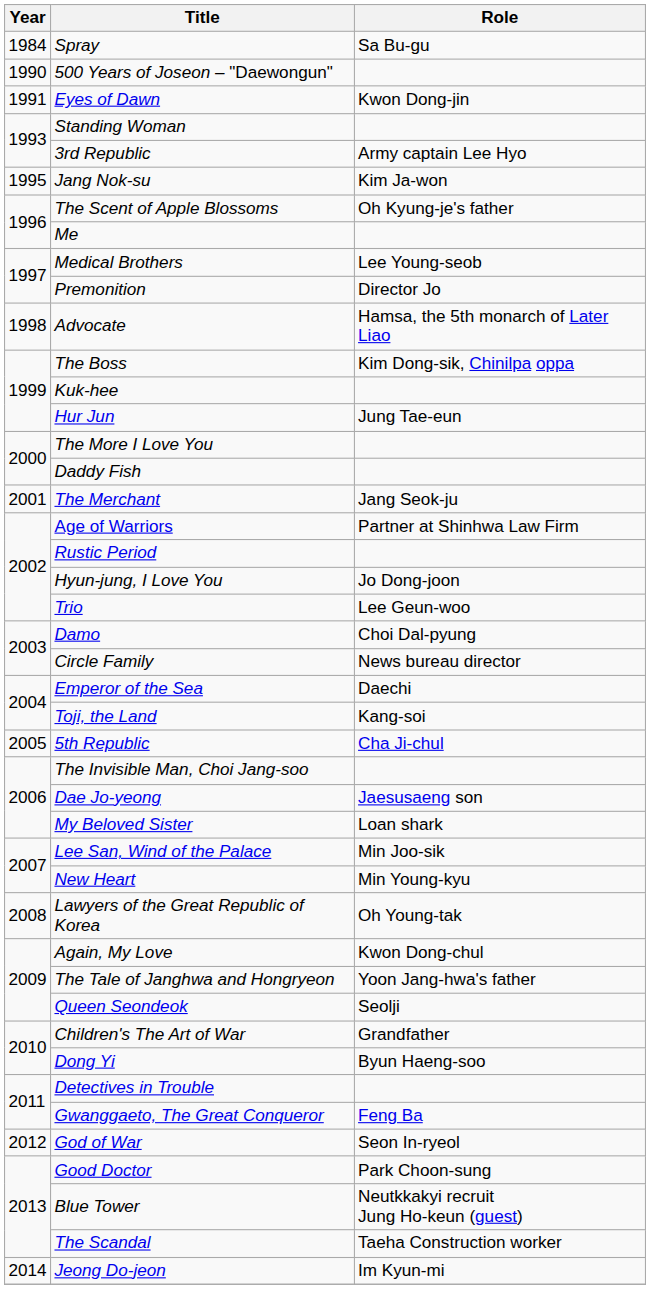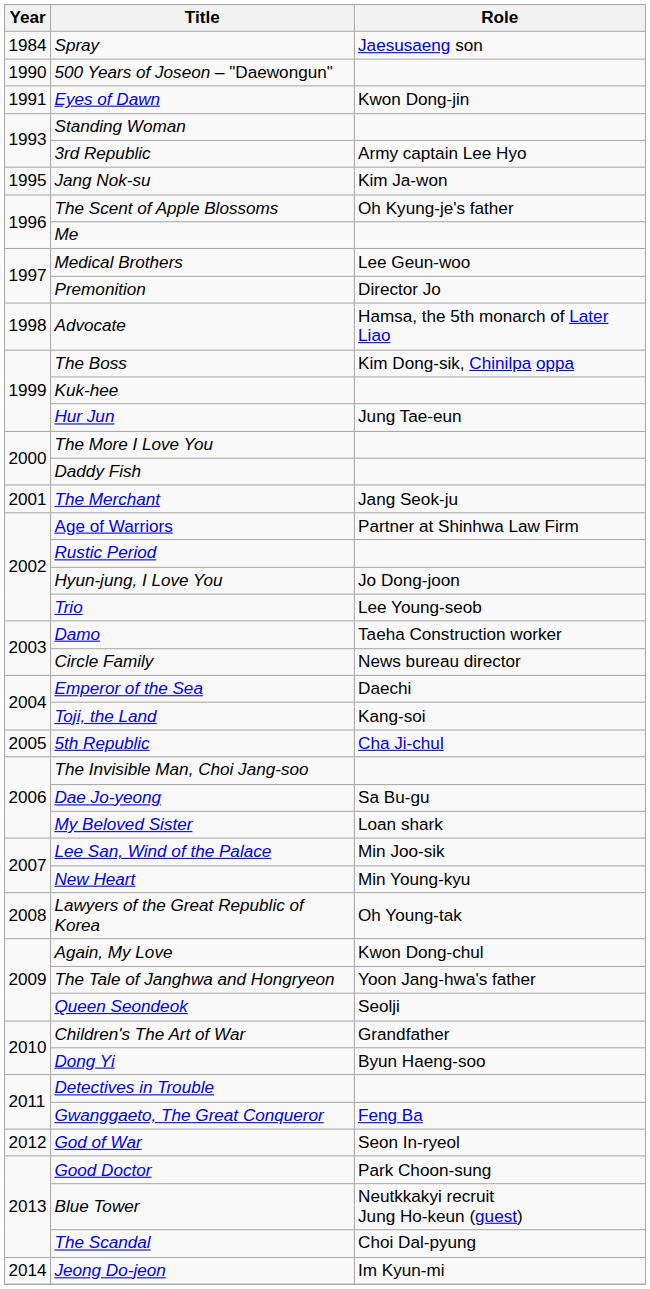(394, 45) Sa Bu-gu -> (420, 45) Jaesusaeng son
(420, 262) Lee Young-seob -> (414, 262) Lee Geun-woo
(414, 607) Lee Geun-woo -> (420, 607) Lee Young-seob
(417, 634) Choi Dal-pyung -> (460, 634) Taeha Construction worker
(420, 797) Jaesusaeng son -> (394, 797) Sa Bu-gu
(460, 1243) Taeha Construction worker -> (417, 1243) Choi Dal-pyung
